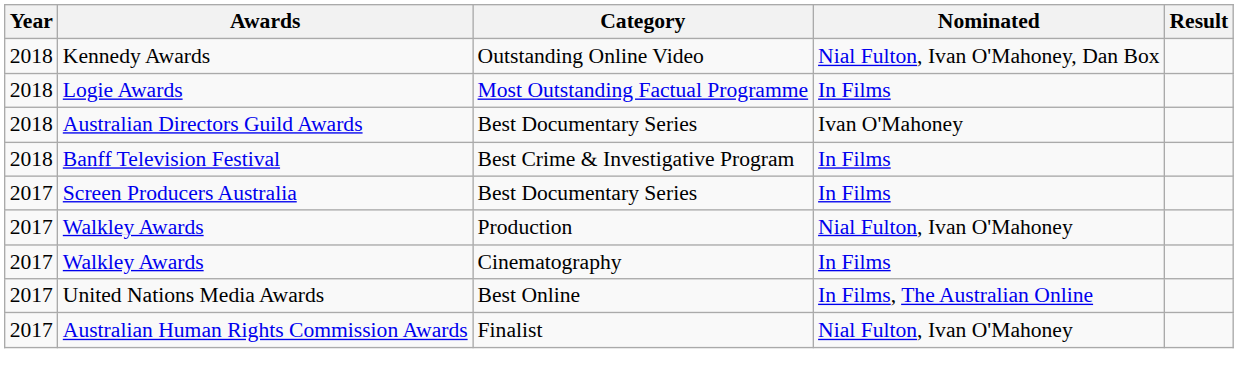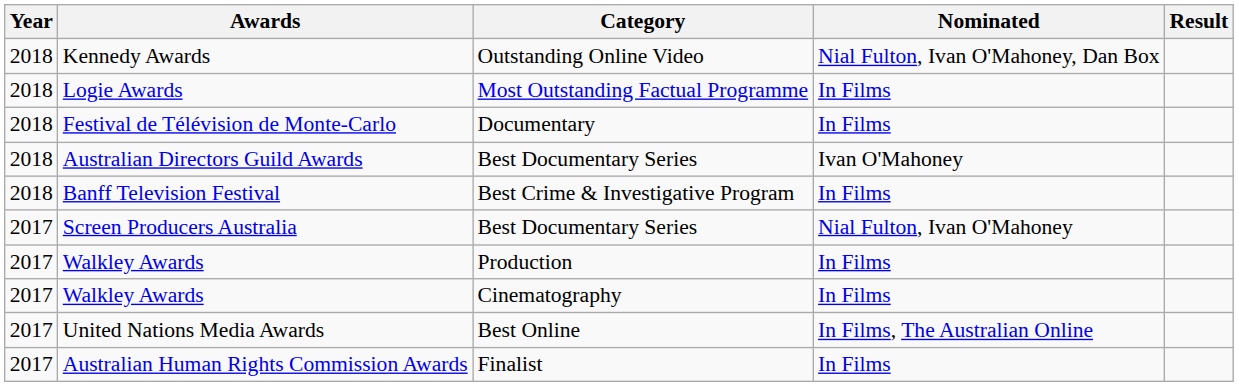+ row: (229, 124)
(854, 192) In Films -> (945, 227) Nial Fulton, Ivan O'Mahoney
(945, 227) Nial Fulton, Ivan O'Mahoney -> (854, 261) In Films
(945, 329) Nial Fulton, Ivan O'Mahoney -> (854, 364) In Films
